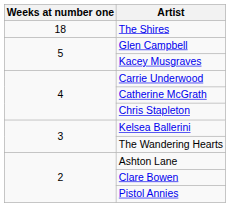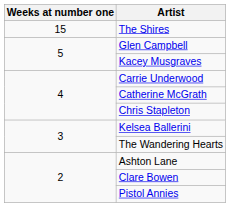(60, 29) 18 -> (60, 29) 15
